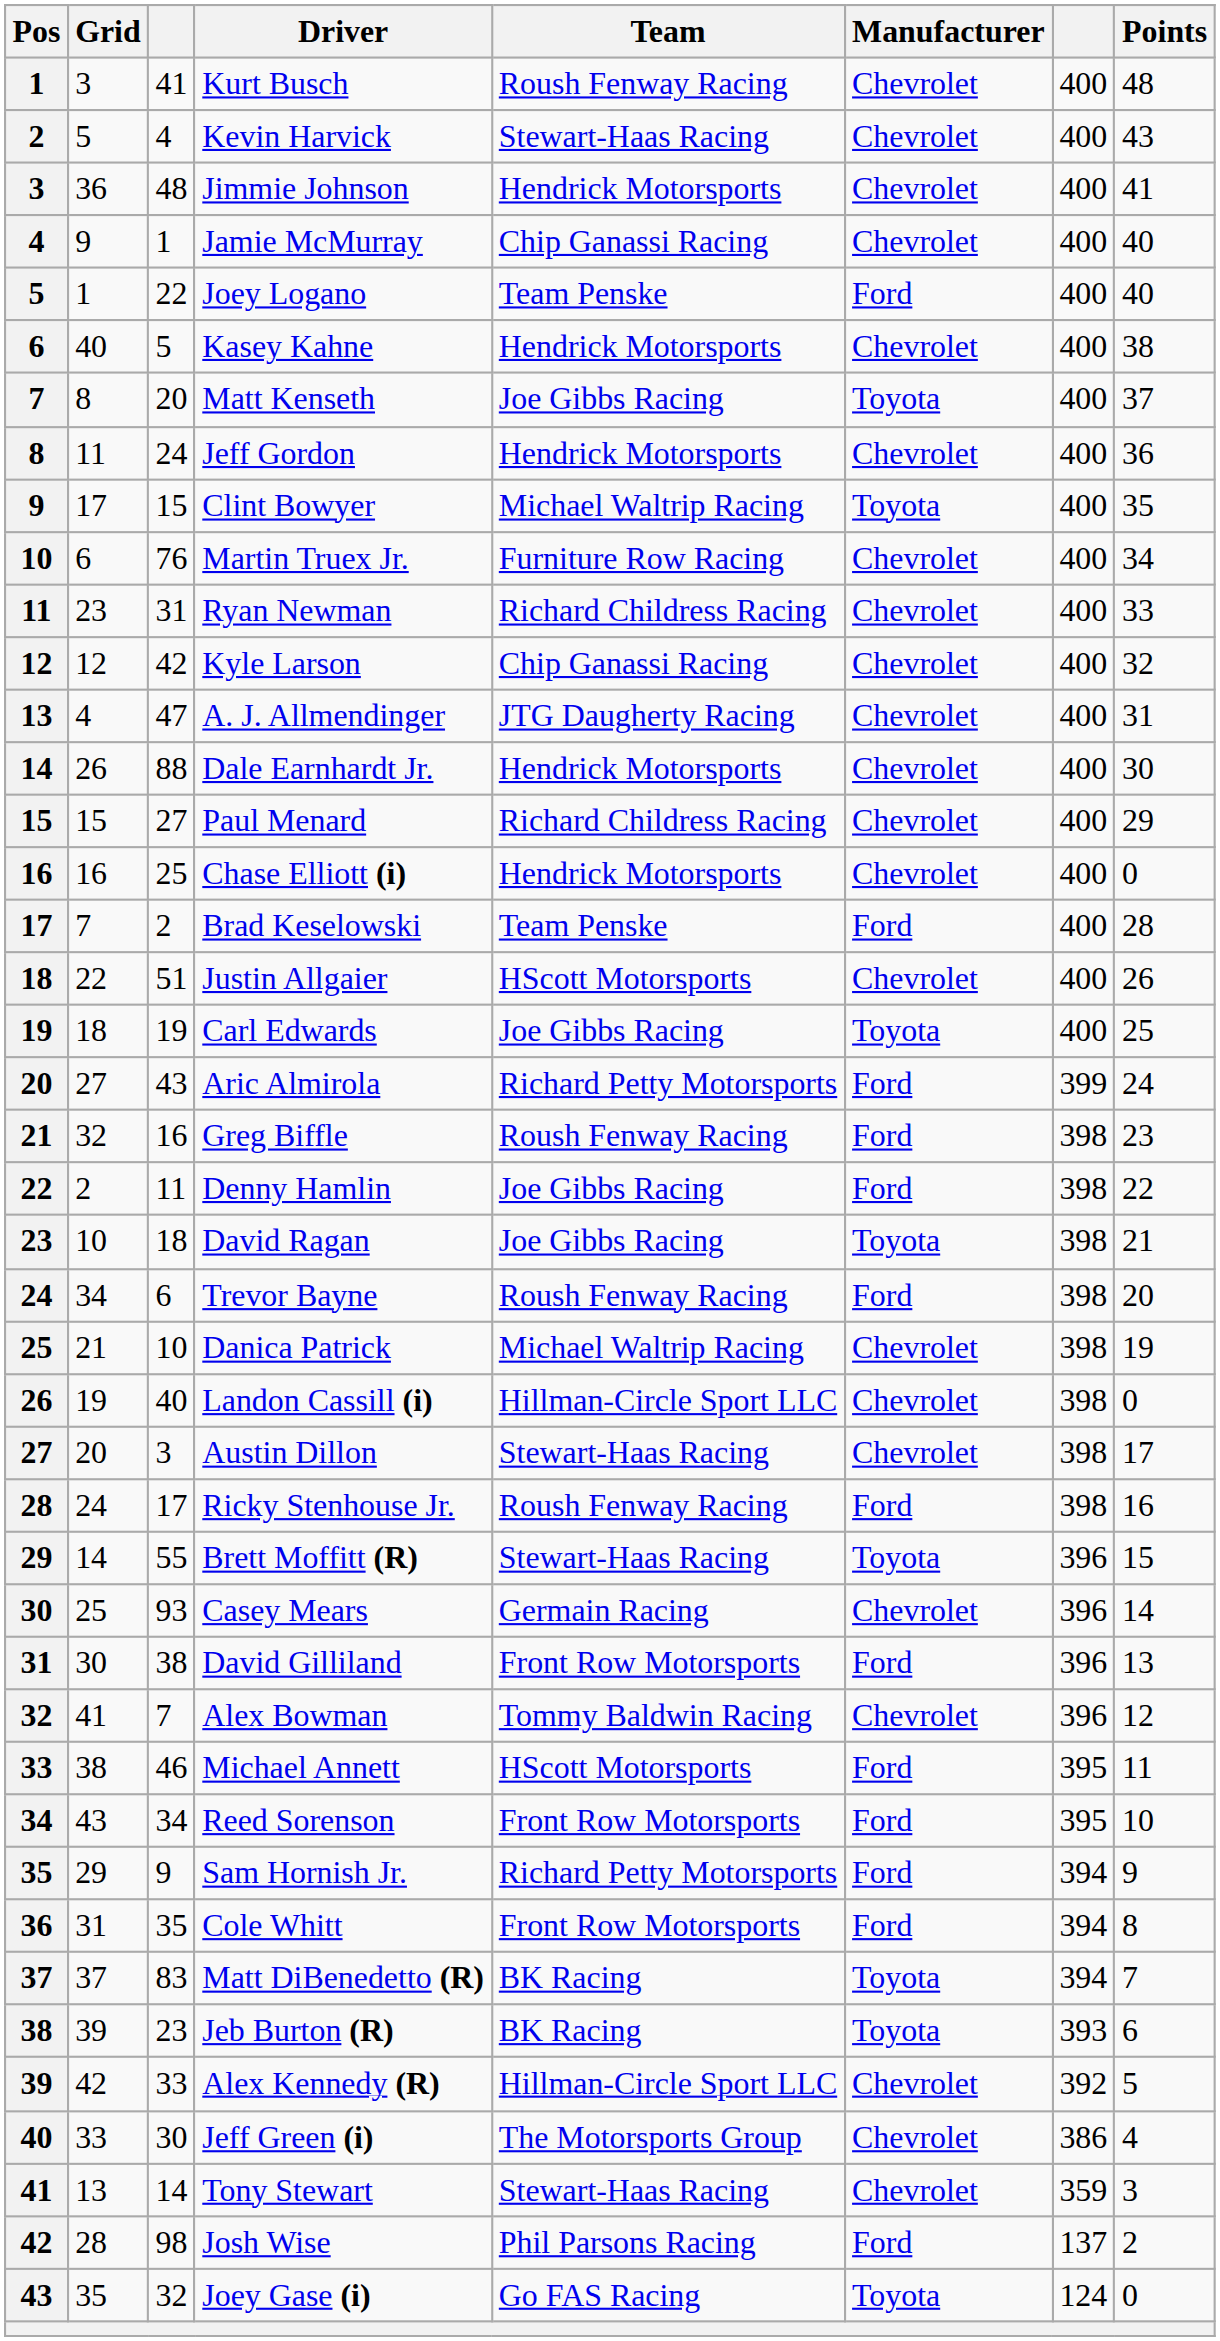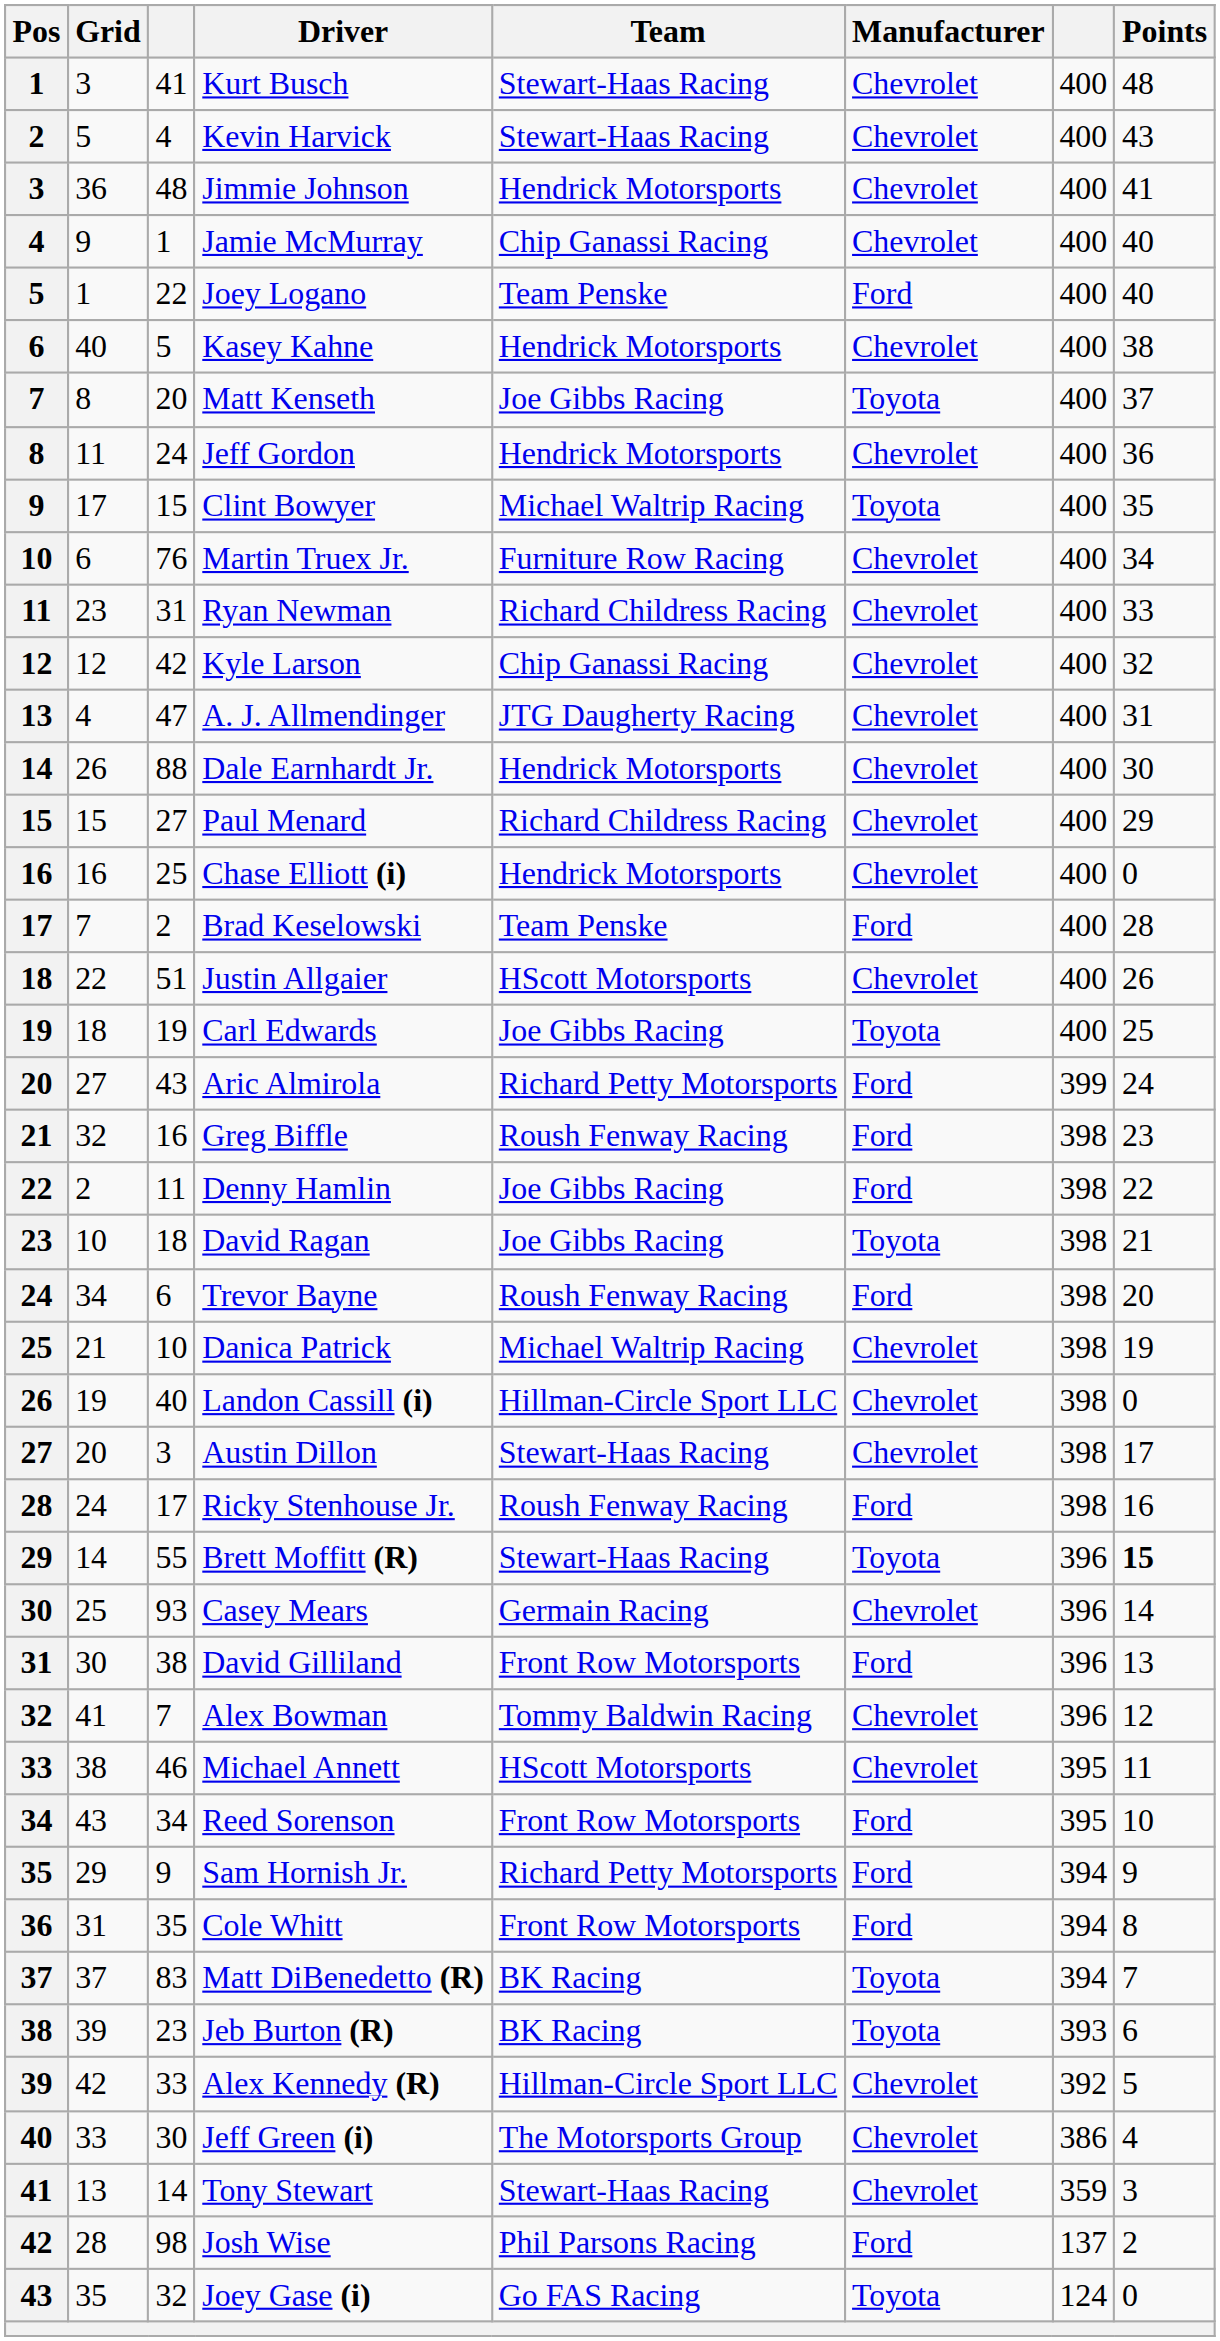(643, 83) Roush Fenway Racing -> (634, 83) Stewart-Haas Racing
(1138, 1557) normal -> (1138, 1557) bold
(882, 1767) Ford -> (915, 1767) Chevrolet
